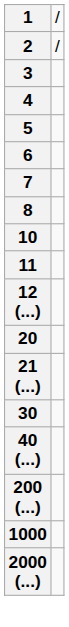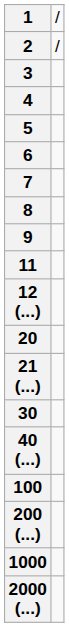+ row: (28, 237)
- row: (28, 237)
+ row: (28, 487)
